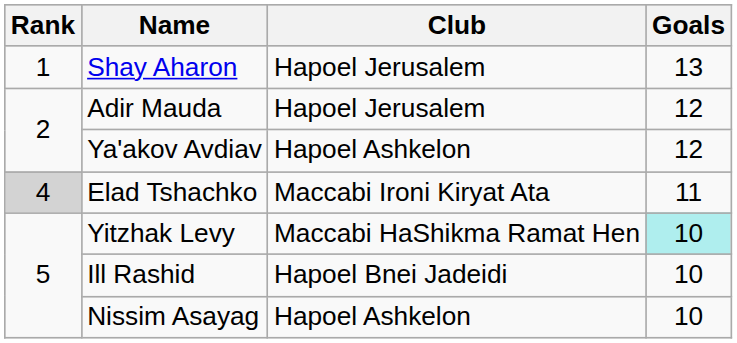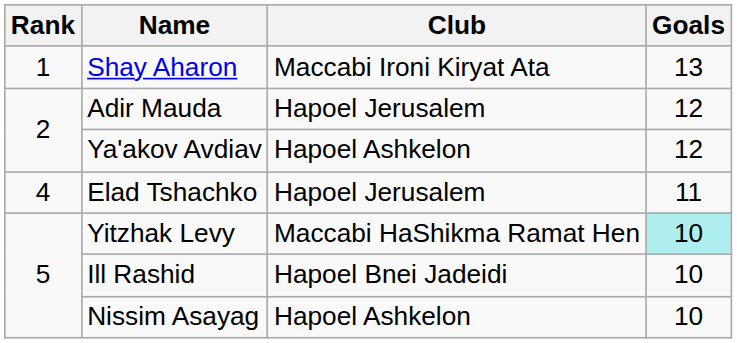(380, 66) Hapoel Jerusalem -> (412, 66) Maccabi Ironi Kiryat Ata
(43, 191) lightgrey background -> (43, 191) no background
(412, 191) Maccabi Ironi Kiryat Ata -> (380, 191) Hapoel Jerusalem
